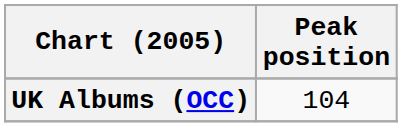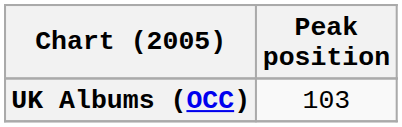(326, 100) 104 -> (326, 100) 103
